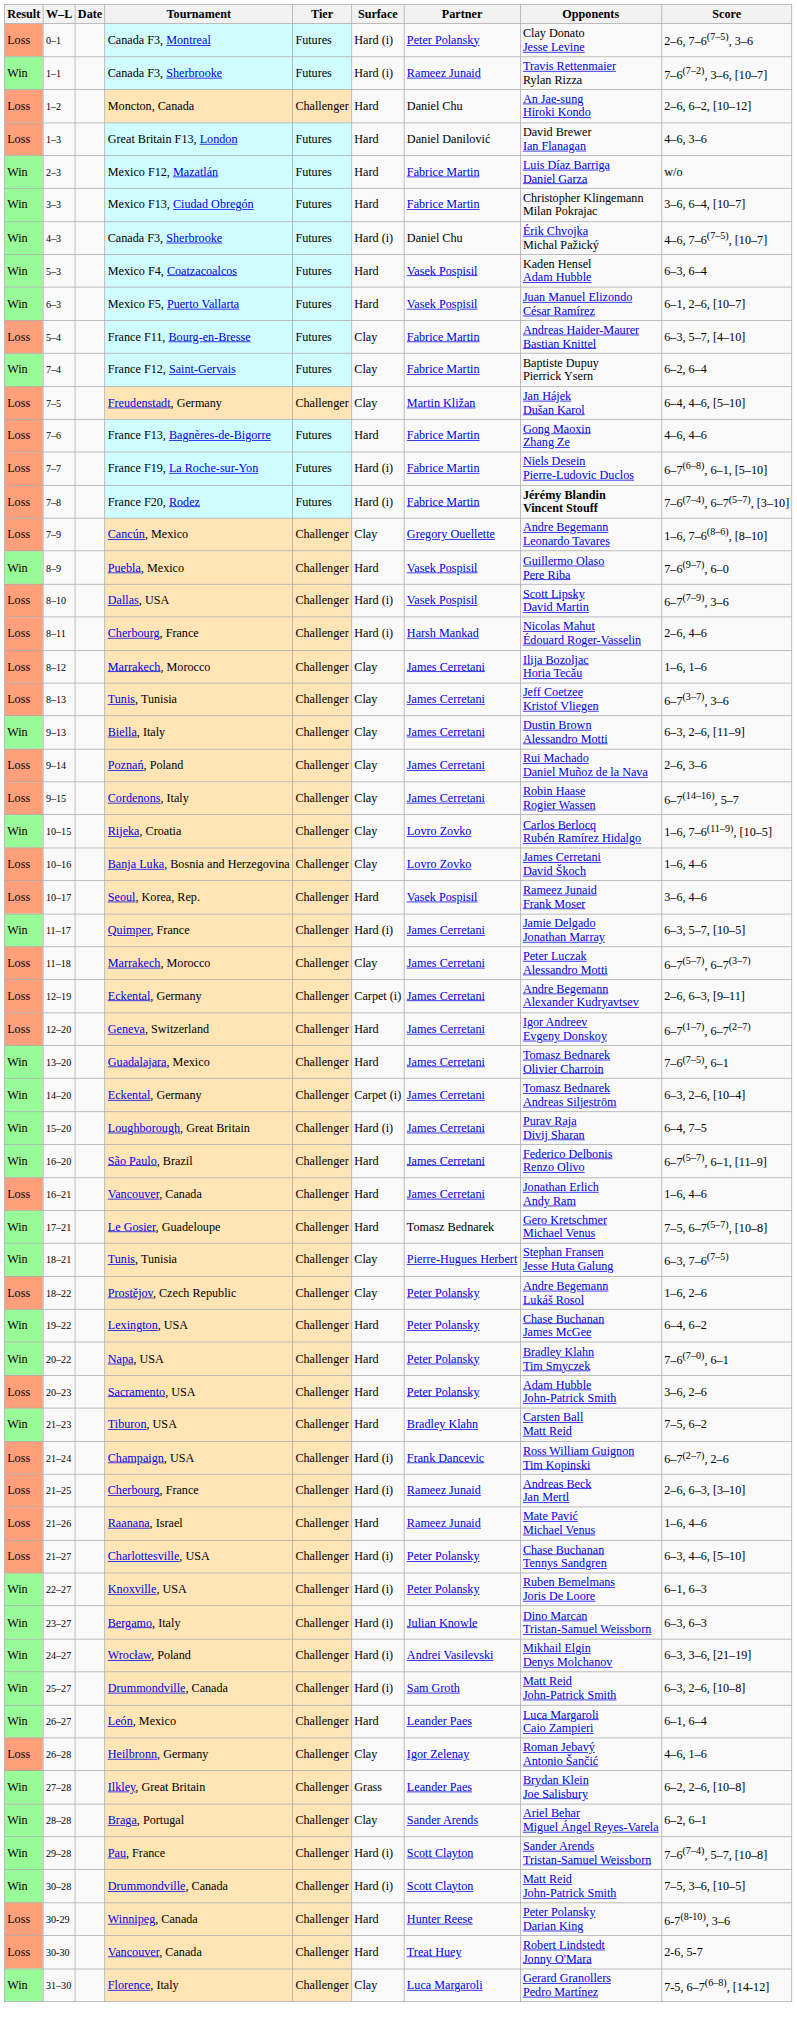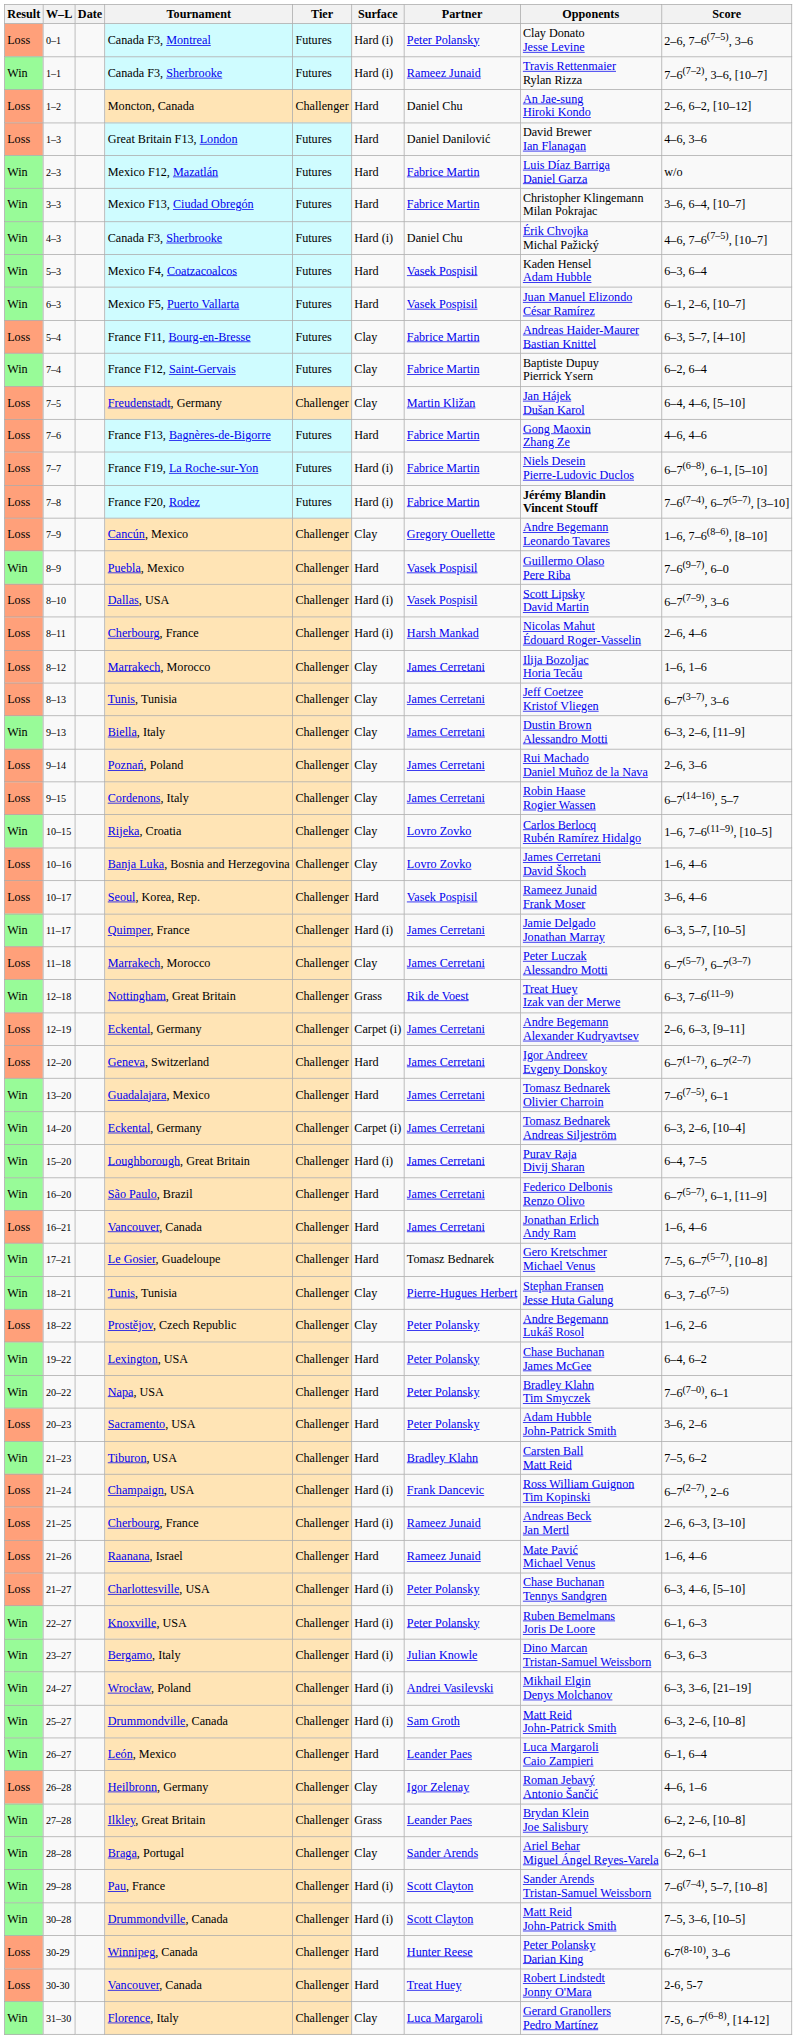+ row: (59, 997)
